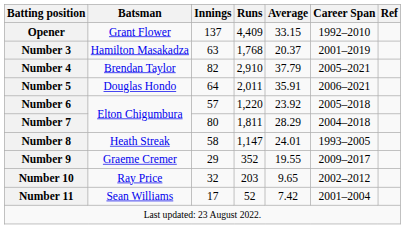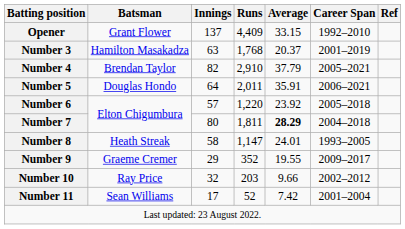(288, 123) normal -> (288, 123) bold
(288, 178) 9.65 -> (288, 178) 9.66
